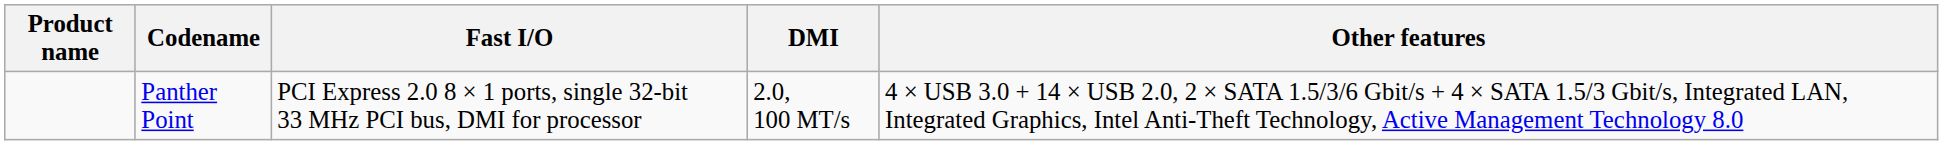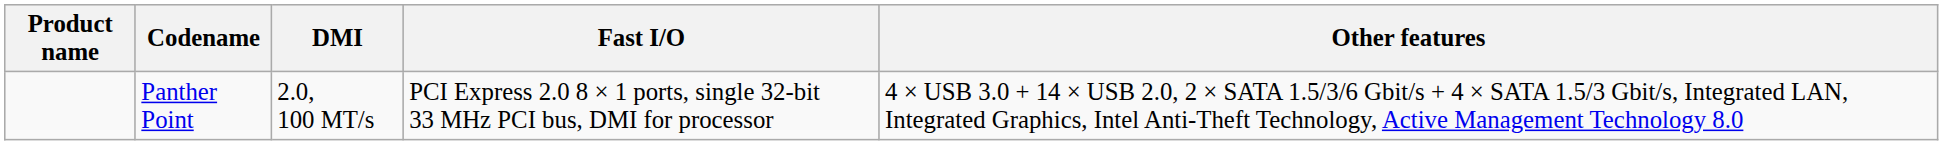columns swapped: (813, 38) <-> (509, 38)
